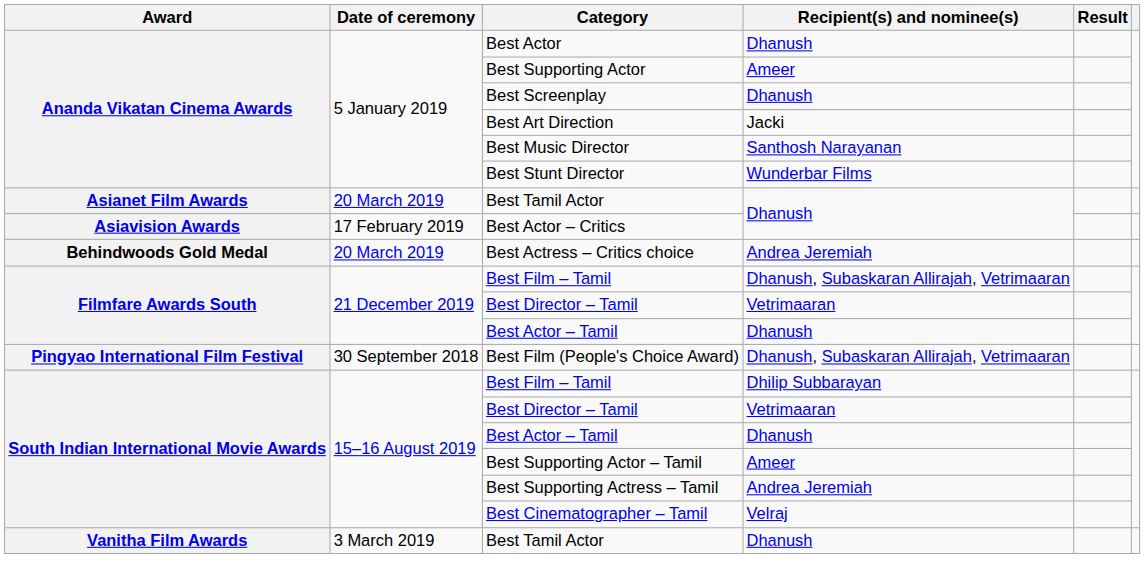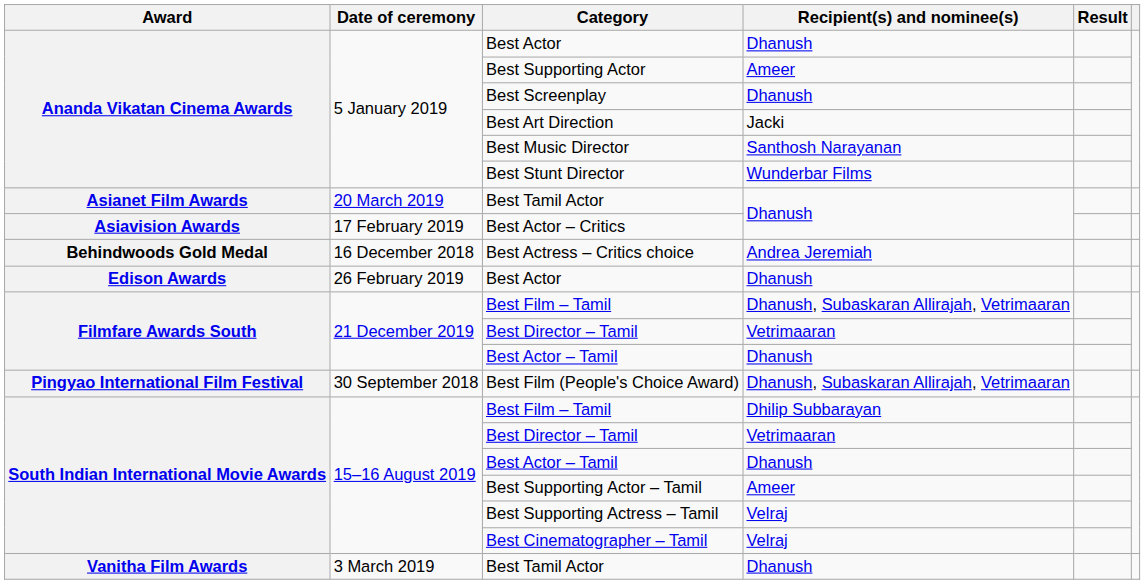(389, 252) 20 March 2019 -> (404, 252) 16 December 2018
+ row: (167, 278)
(809, 488) Andrea Jeremiah -> (767, 514) Velraj
